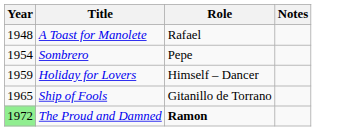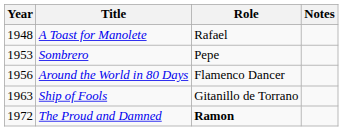(20, 55) 1954 -> (20, 55) 1953
+ row: (114, 75)
- row: (88, 75)
(20, 95) 1965 -> (20, 95) 1963
(20, 116) lightgreen background -> (20, 116) no background
